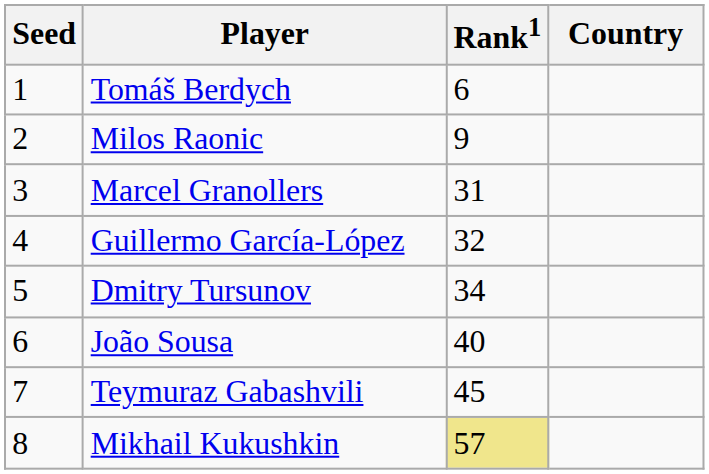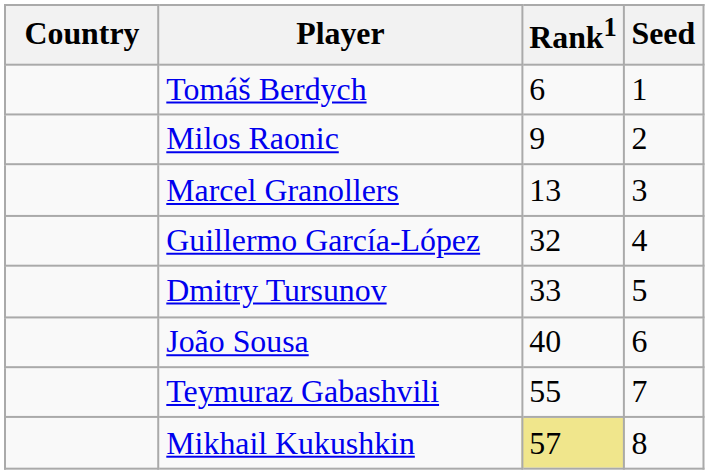columns swapped: (626, 34) <-> (44, 34)
(470, 189) 31 -> (545, 189) 13
(470, 290) 34 -> (545, 290) 33
(470, 391) 45 -> (545, 391) 55
